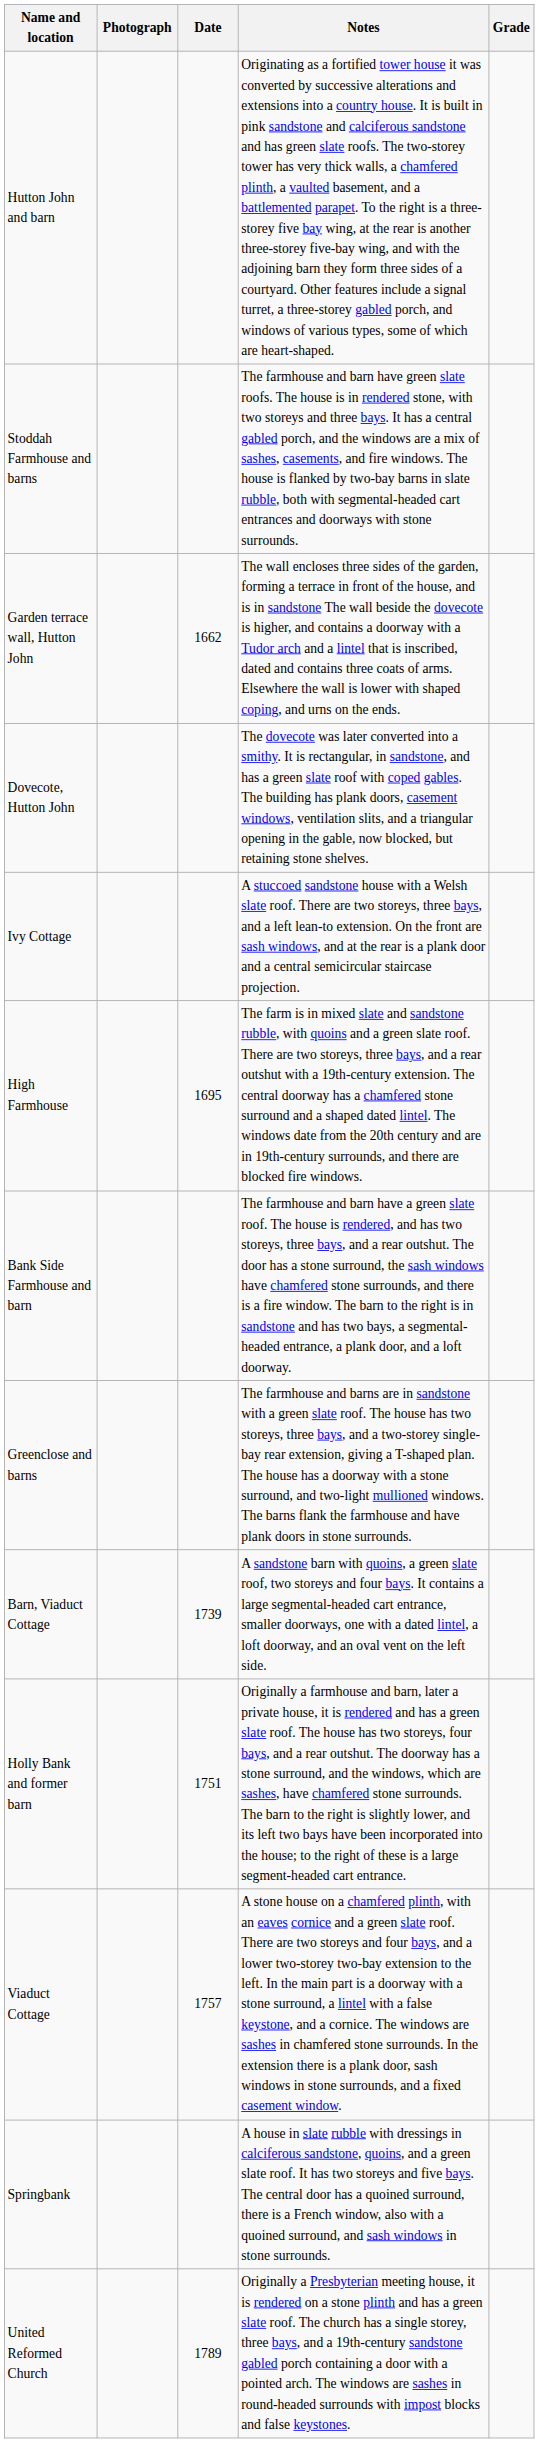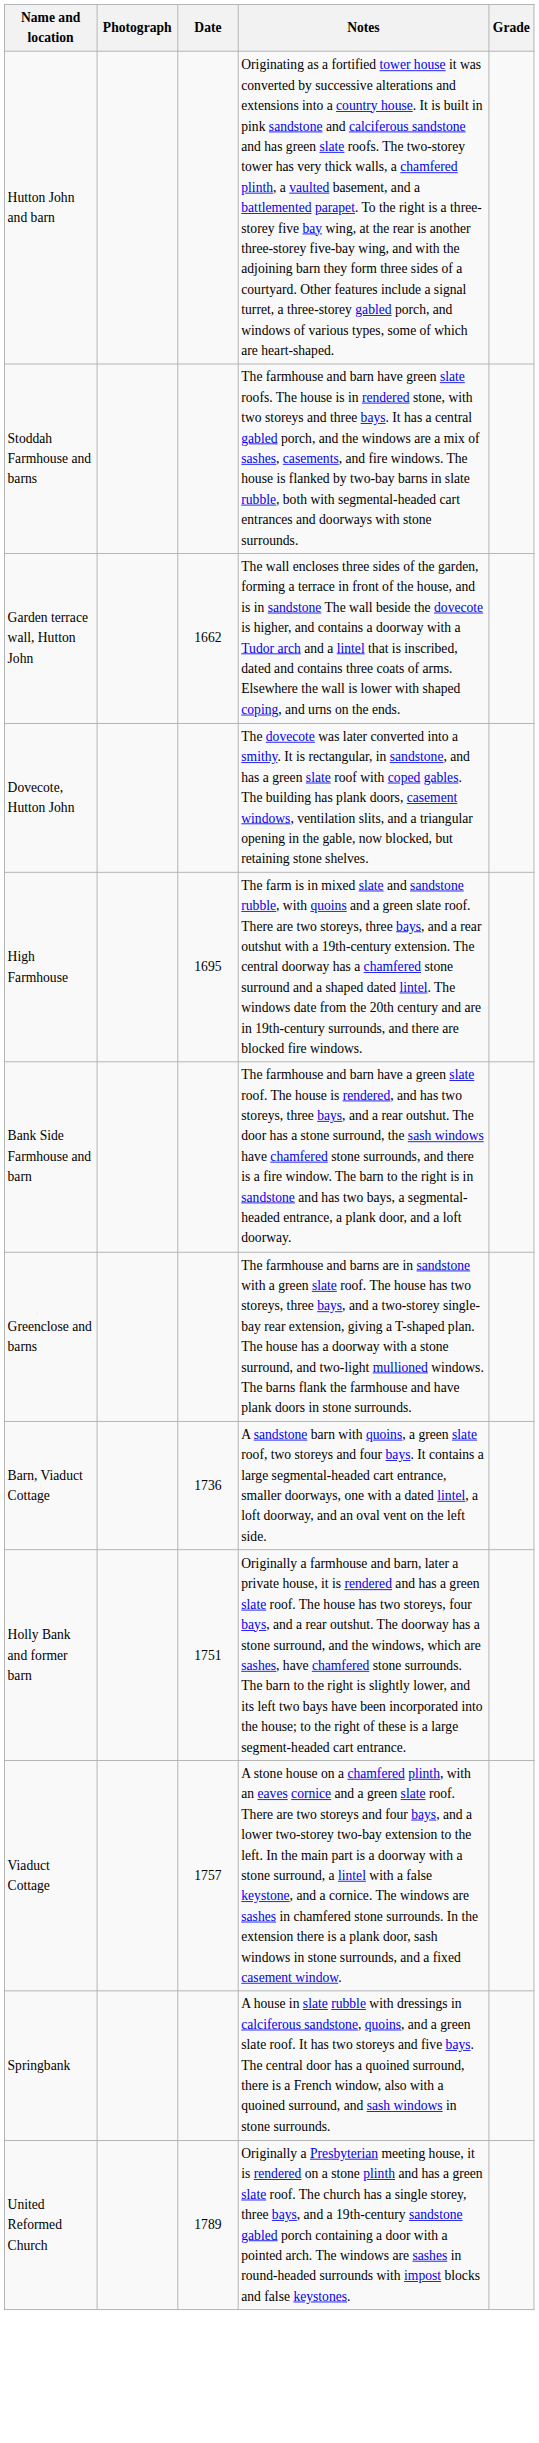- row: (39, 936)
(208, 1614) 1739 -> (208, 1485) 1736
